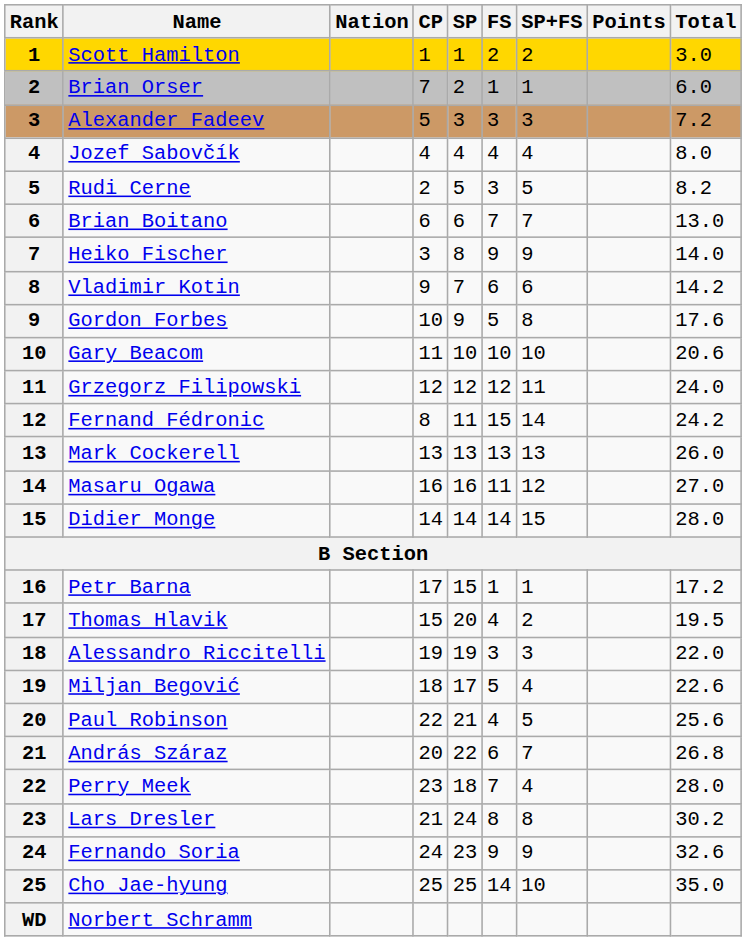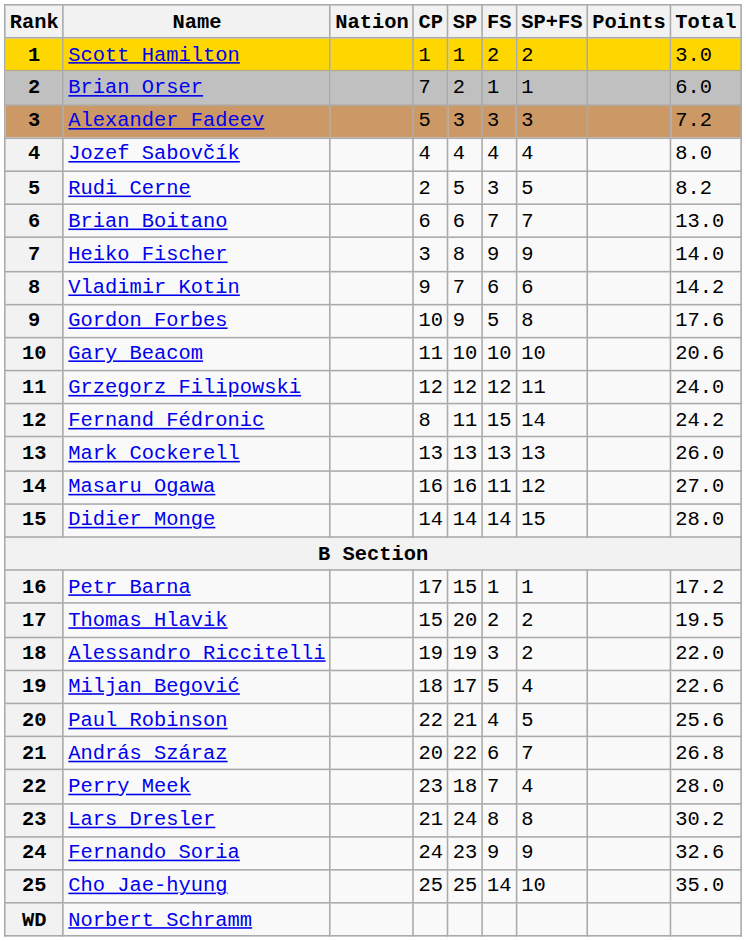(493, 620) 4 -> (493, 620) 2
(527, 653) 3 -> (527, 653) 2
